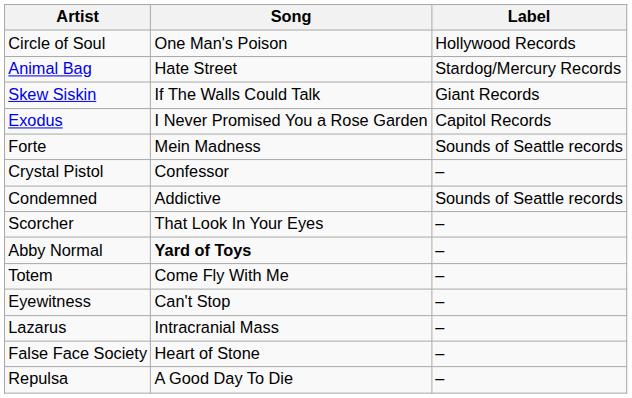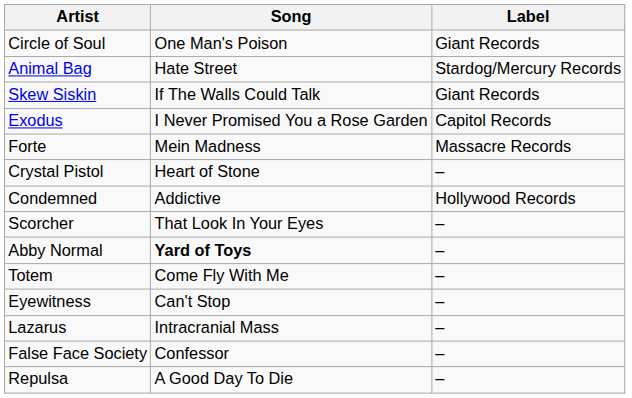(505, 43) Hollywood Records -> (487, 43) Giant Records
(529, 146) Sounds of Seattle records -> (503, 146) Massacre Records
(192, 172) Confessor -> (207, 172) Heart of Stone
(529, 198) Sounds of Seattle records -> (505, 198) Hollywood Records
(207, 353) Heart of Stone -> (192, 353) Confessor
